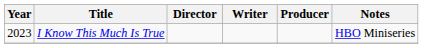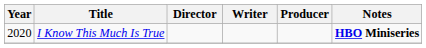(19, 33) 2023 -> (19, 33) 2020
(375, 33) normal -> (377, 33) bold
